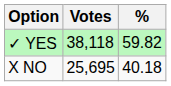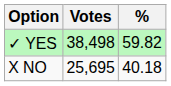(90, 42) 38,118 -> (91, 42) 38,498
